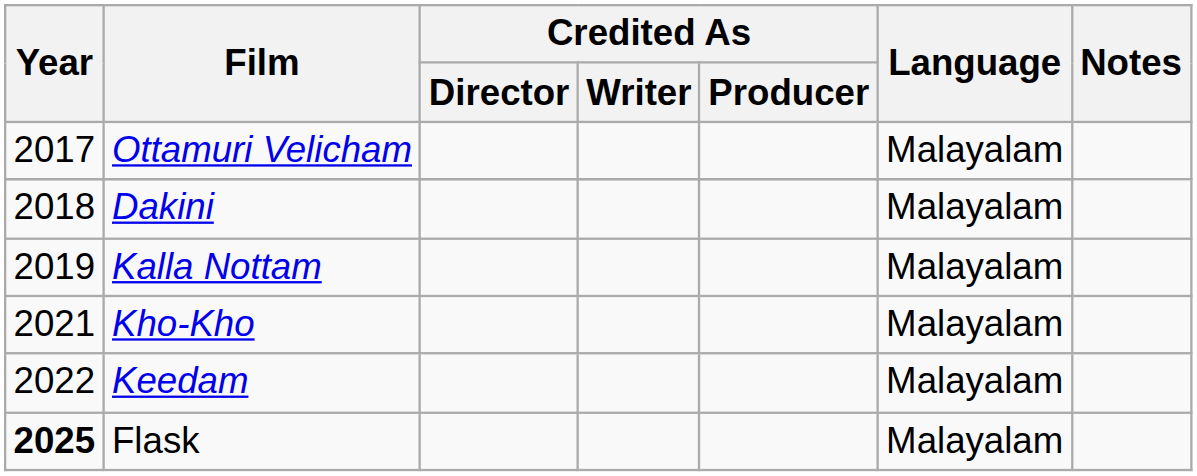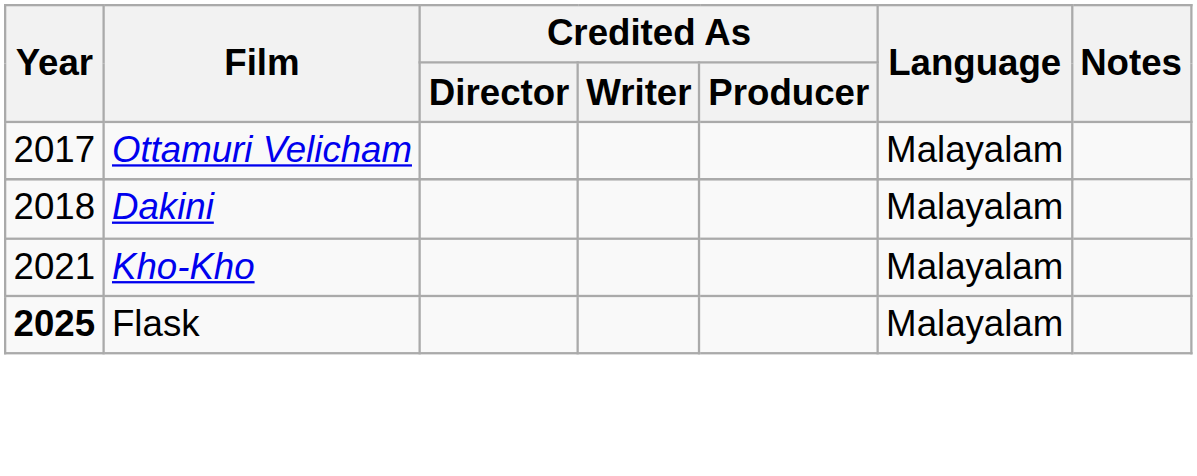- row: (217, 265)
- row: (180, 382)
